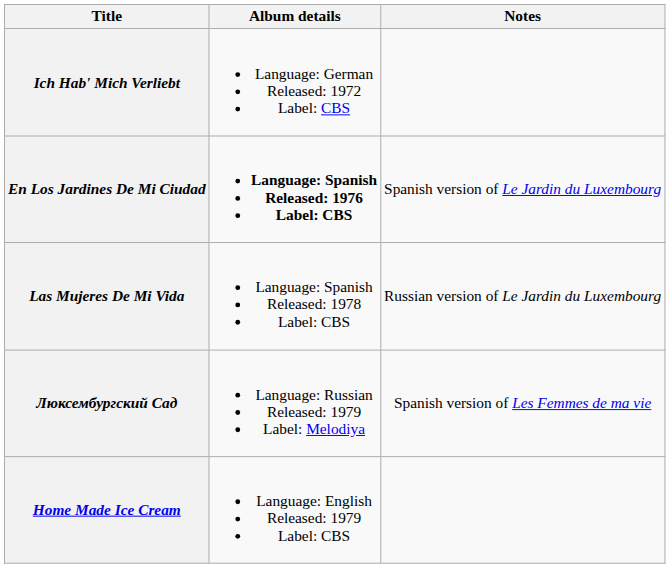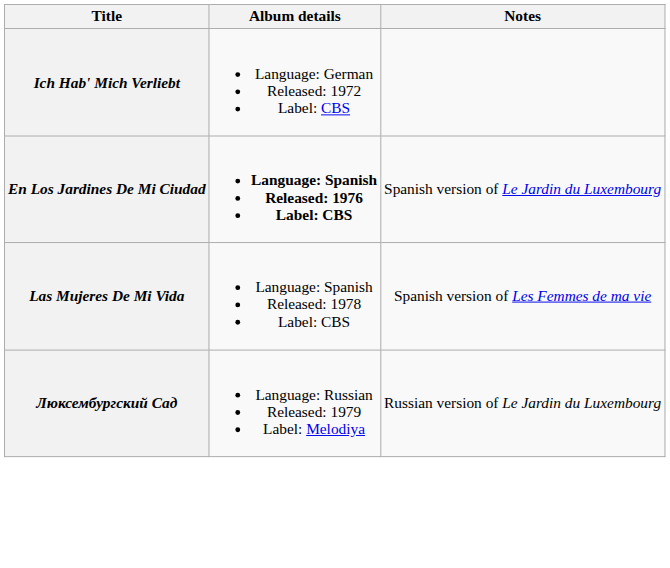(523, 296) Russian version of Le Jardin du Luxembourg -> (523, 296) Spanish version of Les Femmes de ma vie
(523, 403) Spanish version of Les Femmes de ma vie -> (523, 403) Russian version of Le Jardin du Luxembourg
- row: (107, 509)
